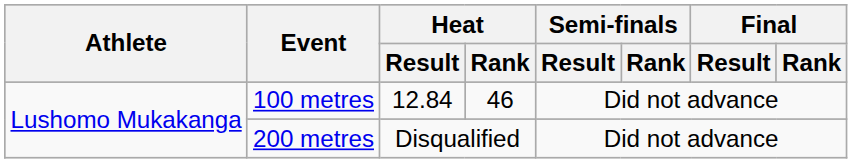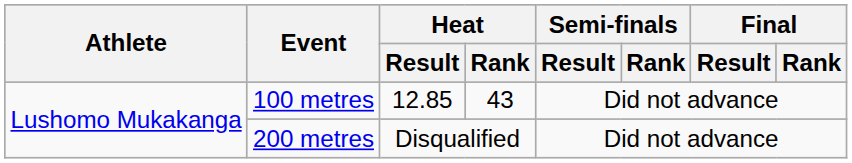(422, 101) 12.84 -> (422, 101) 12.85
(500, 101) 46 -> (500, 101) 43
